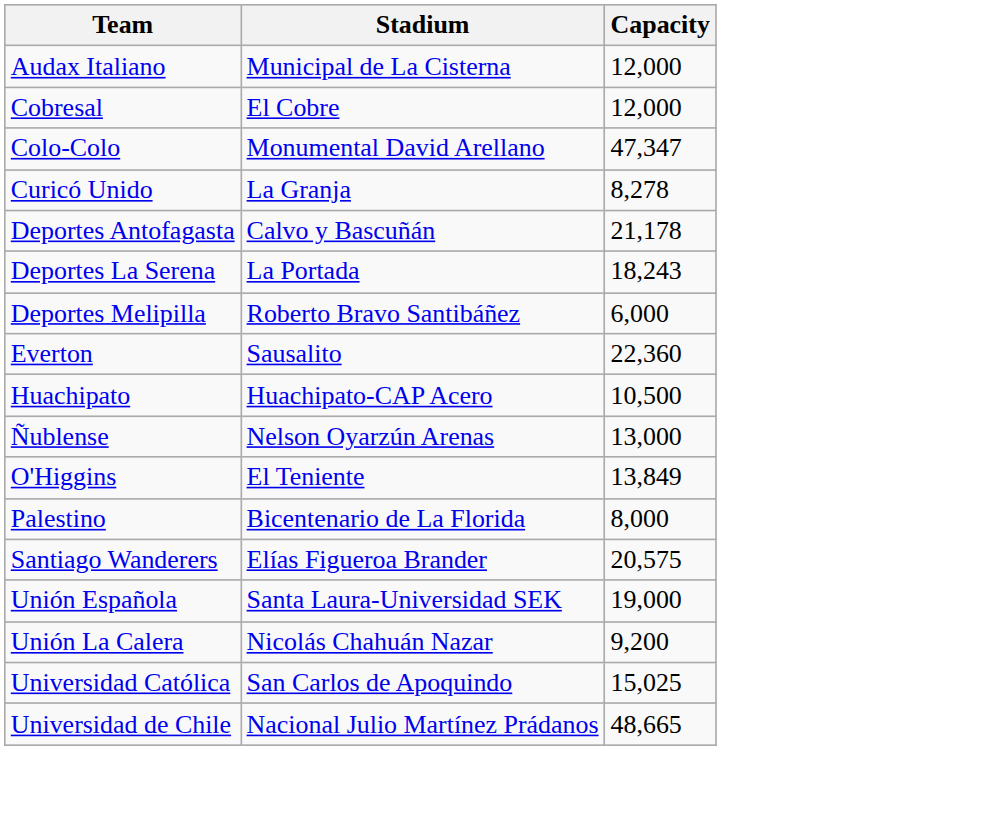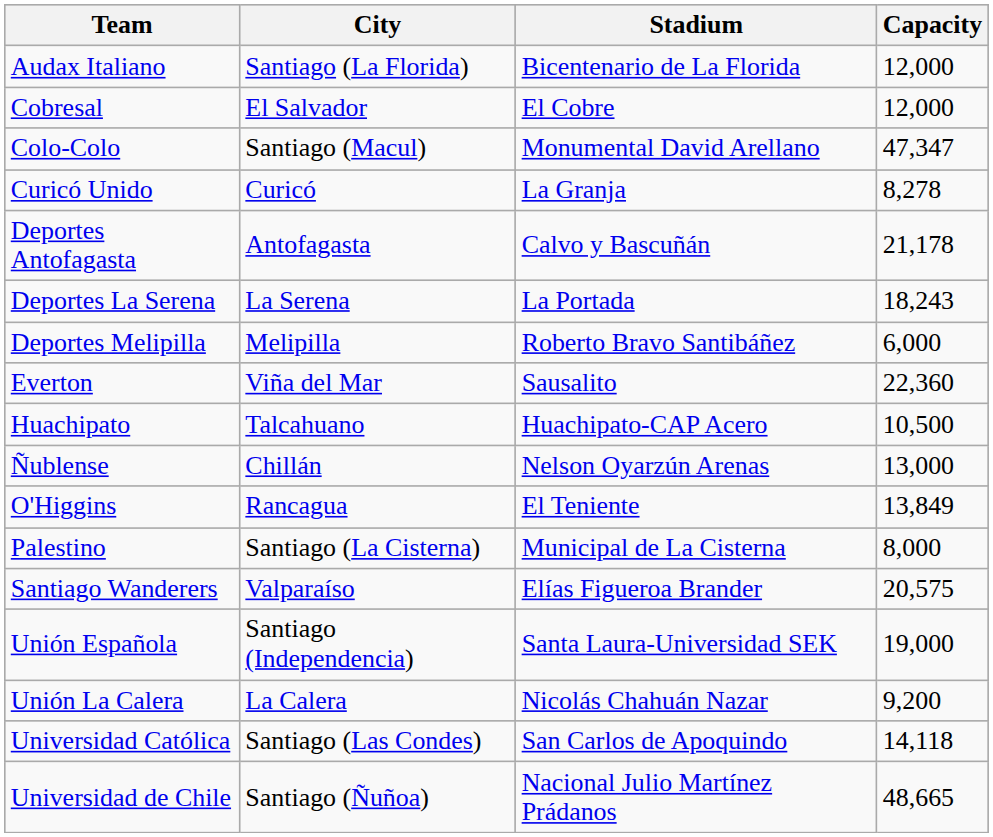+ column: (378, 25)
(379, 66) Municipal de La Cisterna -> (661, 66) Bicentenario de La Florida
(386, 518) Bicentenario de La Florida -> (654, 547) Municipal de La Cisterna
(646, 682) 15,025 -> (918, 741) 14,118
